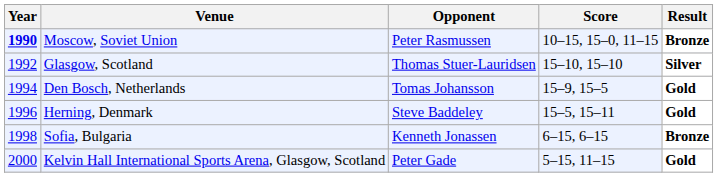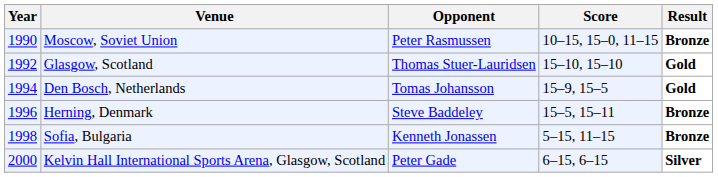(22, 40) bold -> (22, 40) normal
(683, 64) Silver -> (681, 64) Gold
(681, 112) Gold -> (687, 112) Bronze
(575, 136) 6–15, 6–15 -> (579, 136) 5–15, 11–15
(579, 160) 5–15, 11–15 -> (575, 160) 6–15, 6–15
(681, 160) Gold -> (683, 160) Silver
